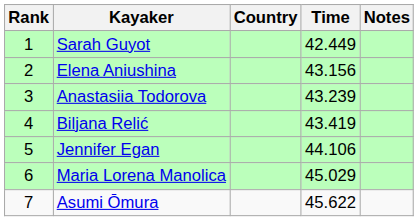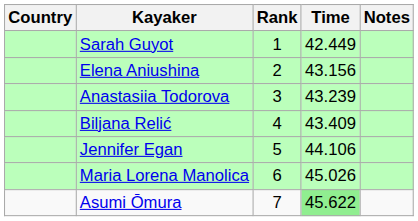columns swapped: (29, 17) <-> (266, 17)
(331, 123) 43.419 -> (331, 123) 43.409
(331, 176) 45.029 -> (331, 176) 45.026
(331, 202) no background -> (331, 202) lightgreen background
